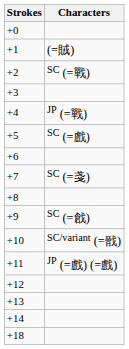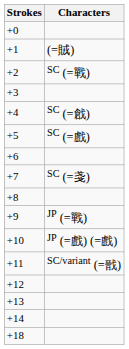(67, 112) JP (=戰) -> (68, 112) SC (=戧)
(68, 216) SC (=戧) -> (67, 216) JP (=戰)
(84, 240) SC/variant (=戩) -> (82, 240) JP (=戲) (=戲)
(82, 263) JP (=戲) (=戲) -> (84, 263) SC/variant (=戩)
